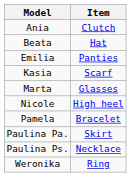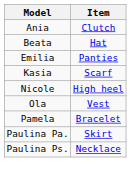- row: (38, 88)
+ row: (38, 104)
- row: (38, 165)
